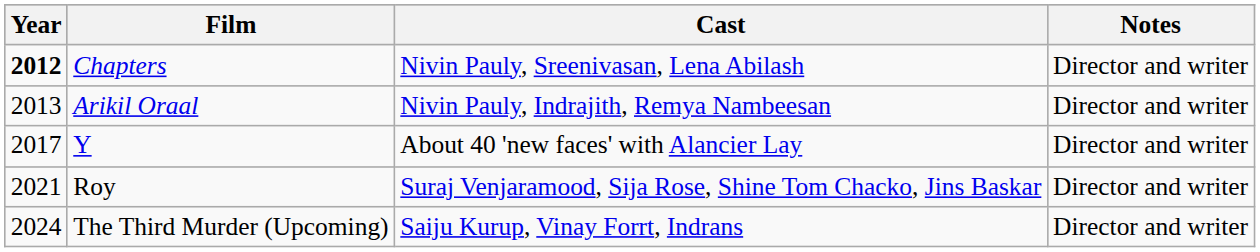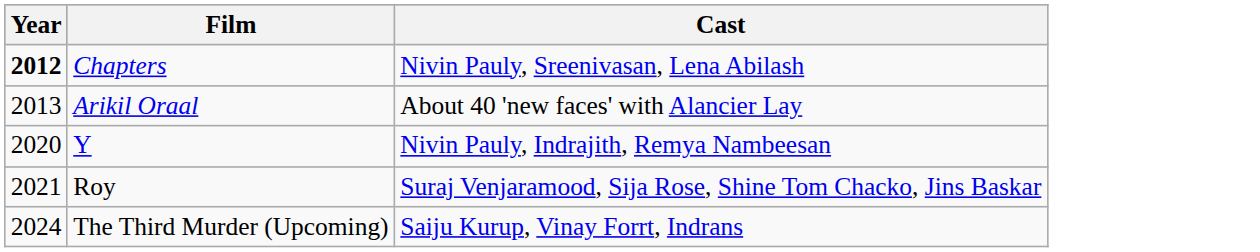- column: (1151, 24)
(616, 105) Nivin Pauly, Indrajith, Remya Nambeesan -> (601, 105) About 40 'new faces' with Alancier Lay
(36, 145) 2017 -> (36, 145) 2020
(601, 145) About 40 'new faces' with Alancier Lay -> (616, 145) Nivin Pauly, Indrajith, Remya Nambeesan
